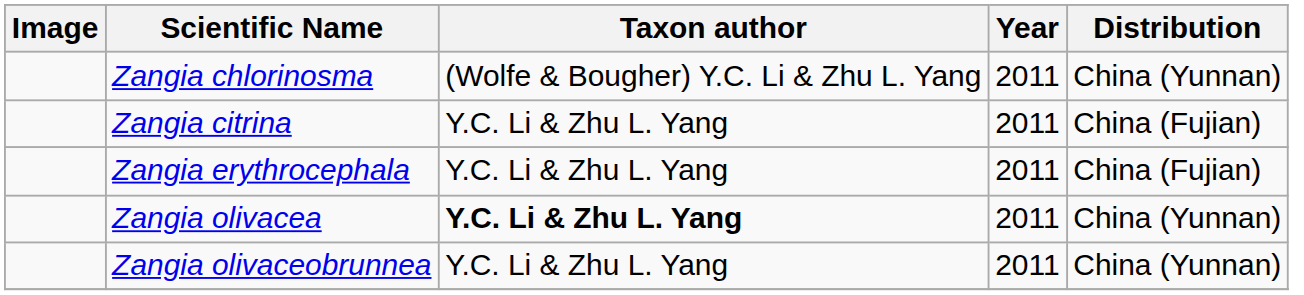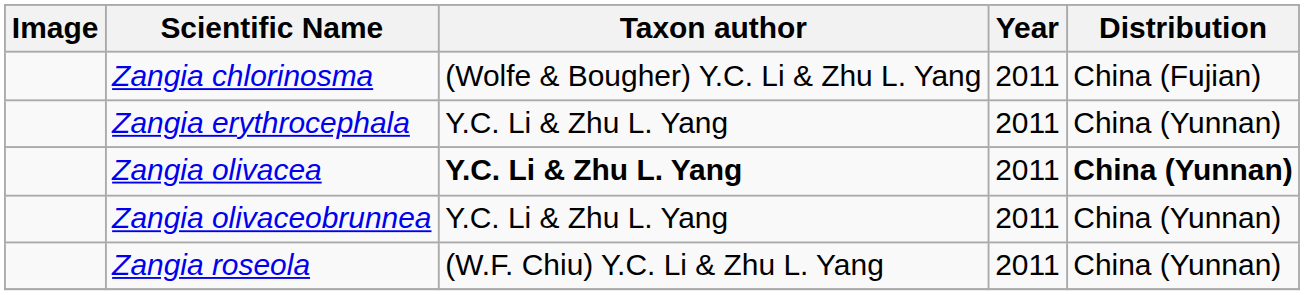(1177, 75) China (Yunnan) -> (1167, 75) China (Fujian)
- row: (202, 123)
(1167, 170) China (Fujian) -> (1177, 123) China (Yunnan)
(1177, 218) normal -> (1183, 170) bold
+ row: (211, 265)
